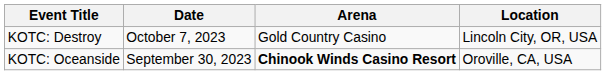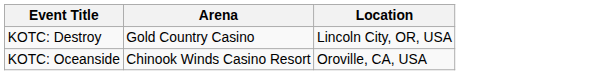- column: (189, 16)
(357, 59) bold -> (218, 59) normal
